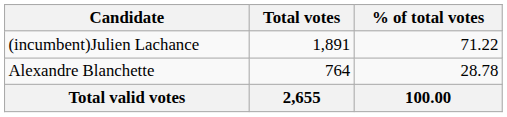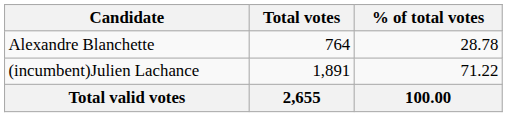rows swapped: (104, 44) <-> (81, 71)
